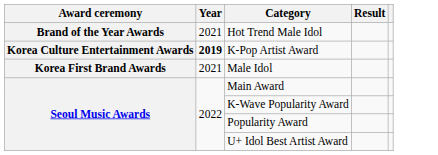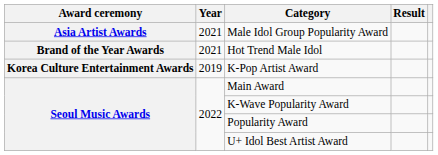+ row: (308, 31)
(210, 50) bold -> (210, 68) normal
- row: (250, 68)
